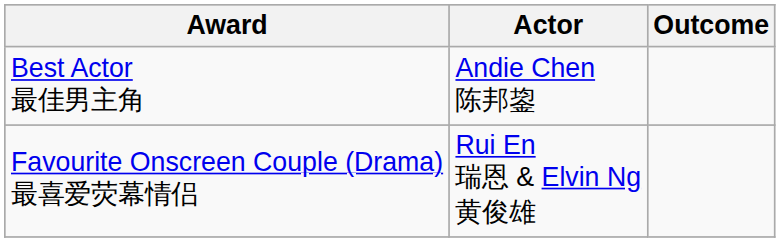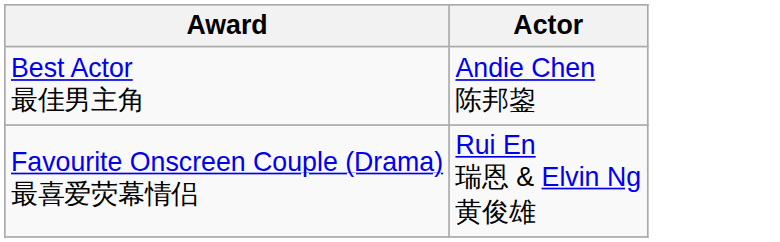- column: (711, 25)
